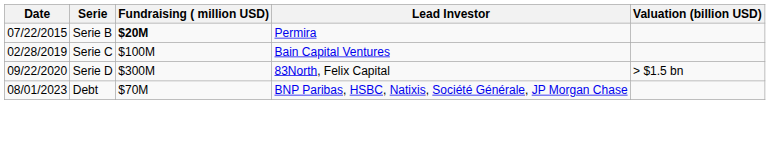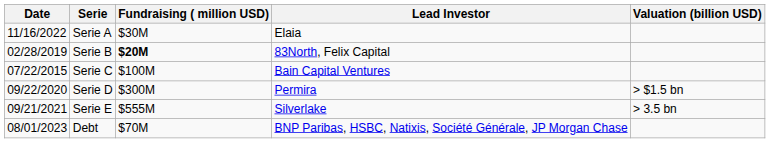+ row: (92, 33)
(37, 33) 07/22/2015 -> (37, 52) 02/28/2019
(295, 33) Permira -> (332, 52) 83North, Felix Capital
(37, 52) 02/28/2019 -> (37, 71) 07/22/2015
(332, 71) 83North, Felix Capital -> (295, 90) Permira
+ row: (92, 109)
